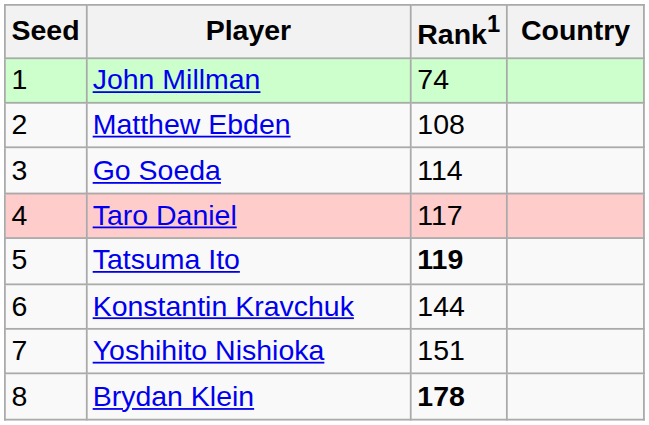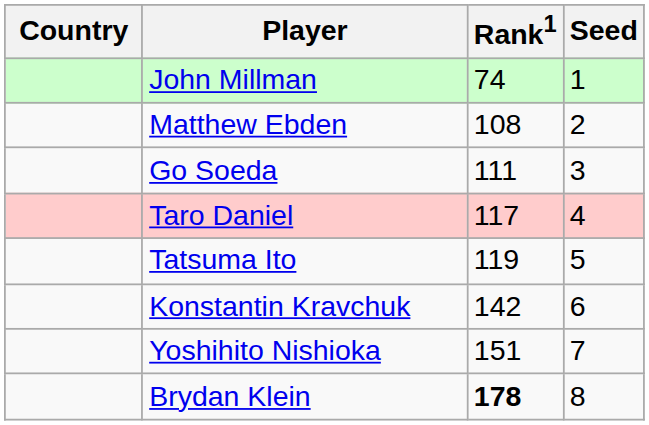columns swapped: (576, 30) <-> (45, 30)
(440, 170) 114 -> (495, 170) 111
(440, 260) bold -> (497, 260) normal
(441, 305) 144 -> (498, 305) 142
